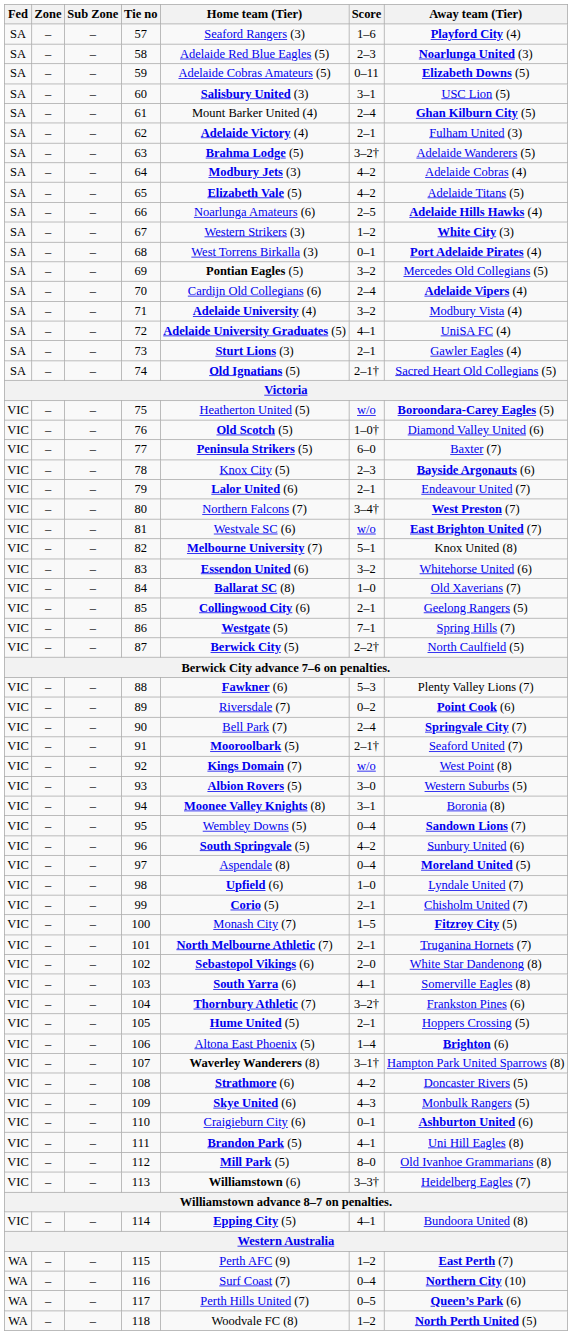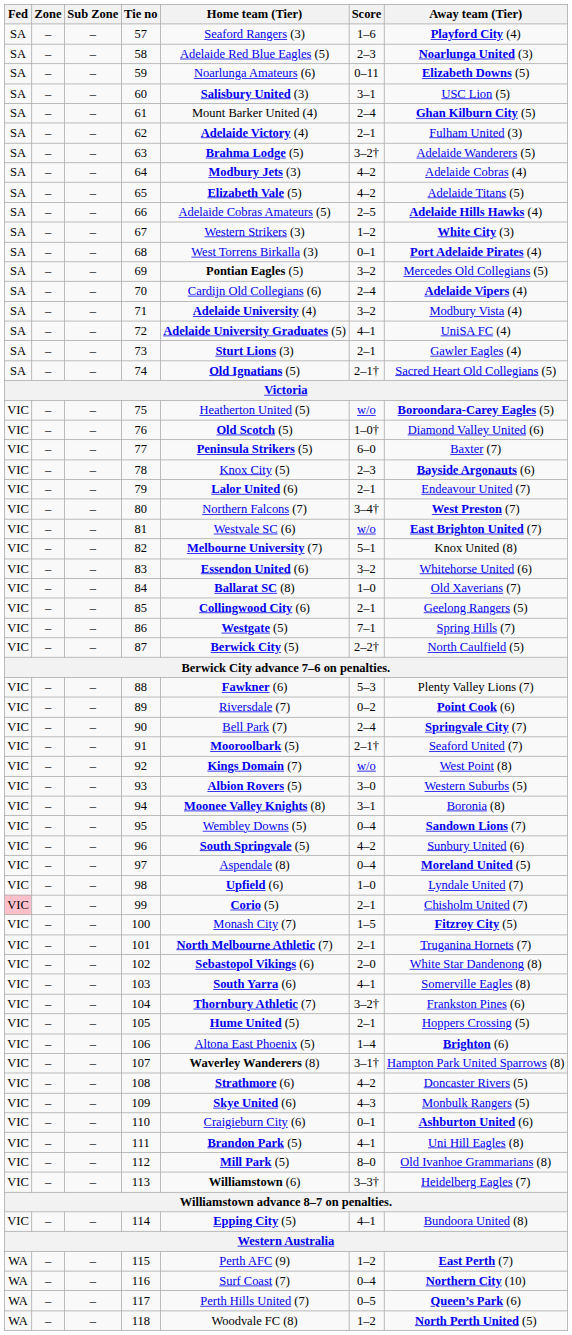(255, 73) Adelaide Cobras Amateurs (5) -> (255, 73) Noarlunga Amateurs (6)
(255, 212) Noarlunga Amateurs (6) -> (255, 212) Adelaide Cobras Amateurs (5)
(18, 905) no background -> (18, 905) pink background
